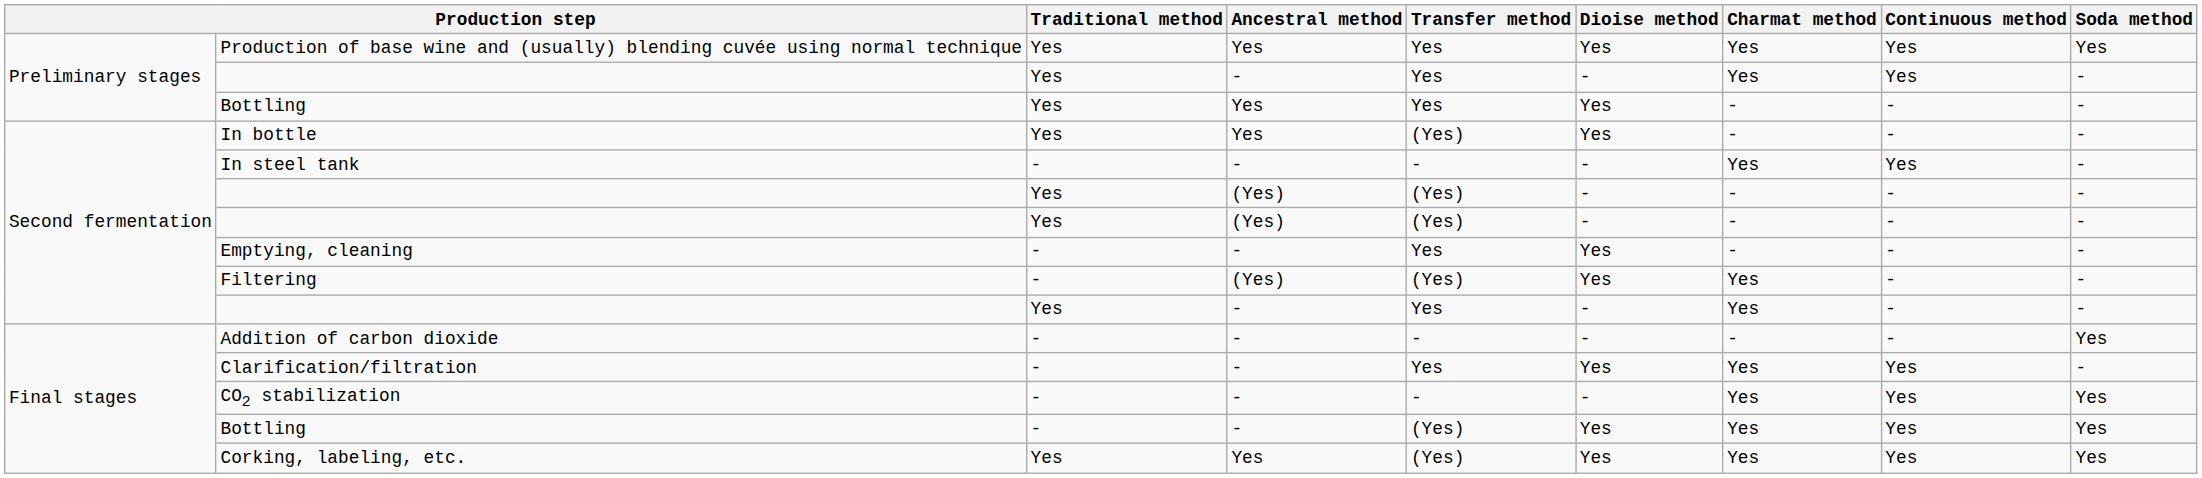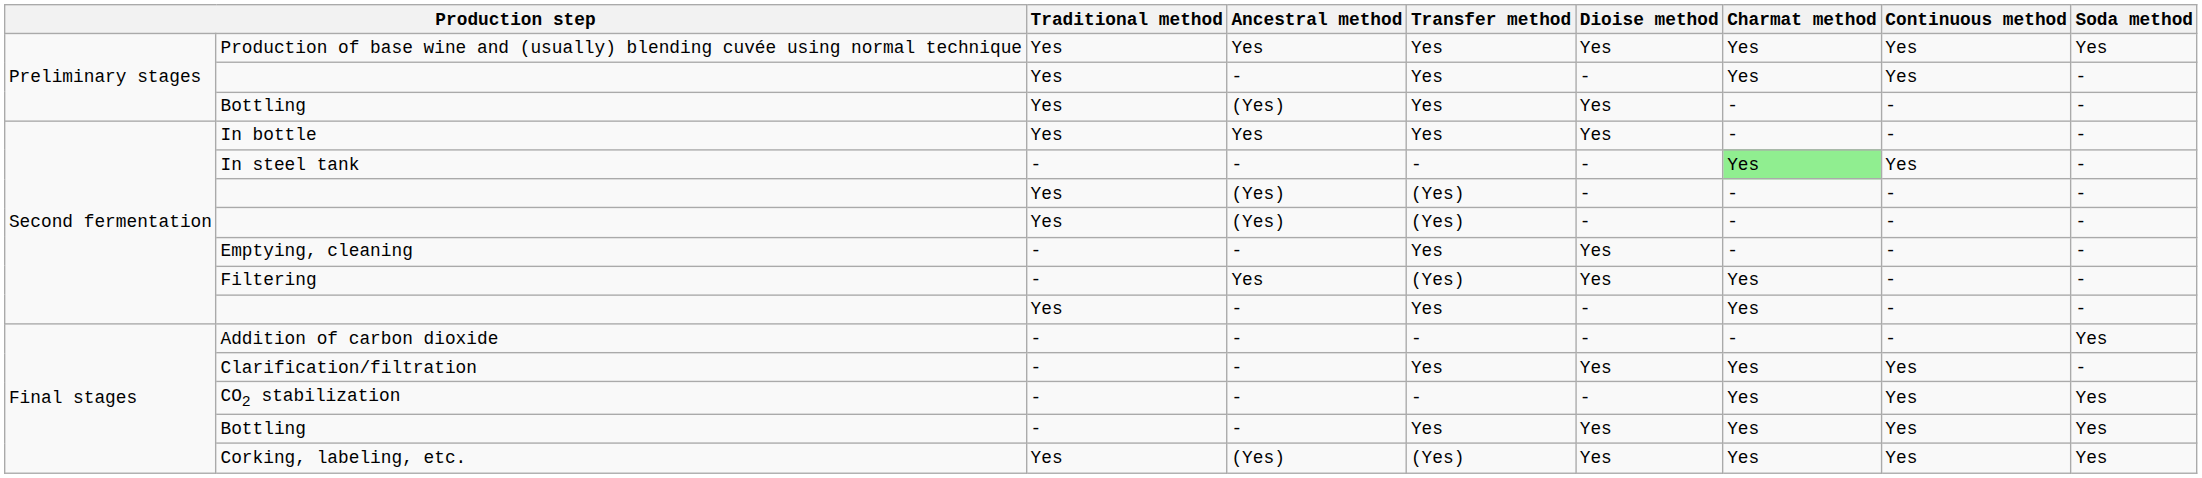(1247, 106) Yes -> (1258, 106) (Yes)
(1438, 135) (Yes) -> (1427, 135) Yes
(1743, 164) no background -> (1743, 164) lightgreen background
(1258, 280) (Yes) -> (1247, 280) Yes
(1438, 429) (Yes) -> (1427, 429) Yes
(1247, 458) Yes -> (1258, 458) (Yes)
